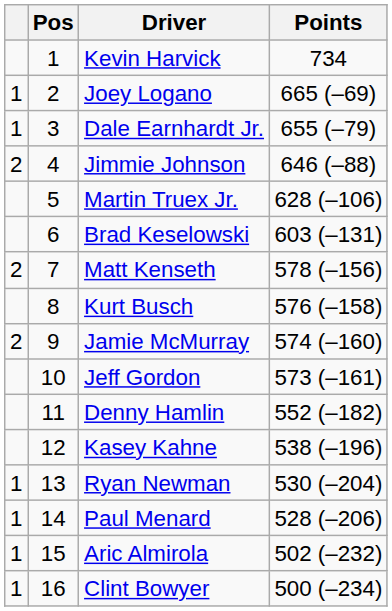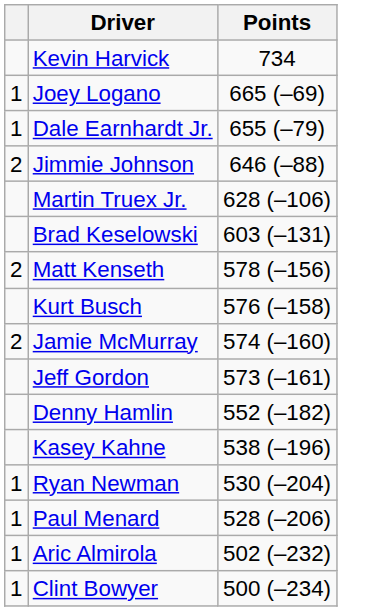- column: (53, 23)
